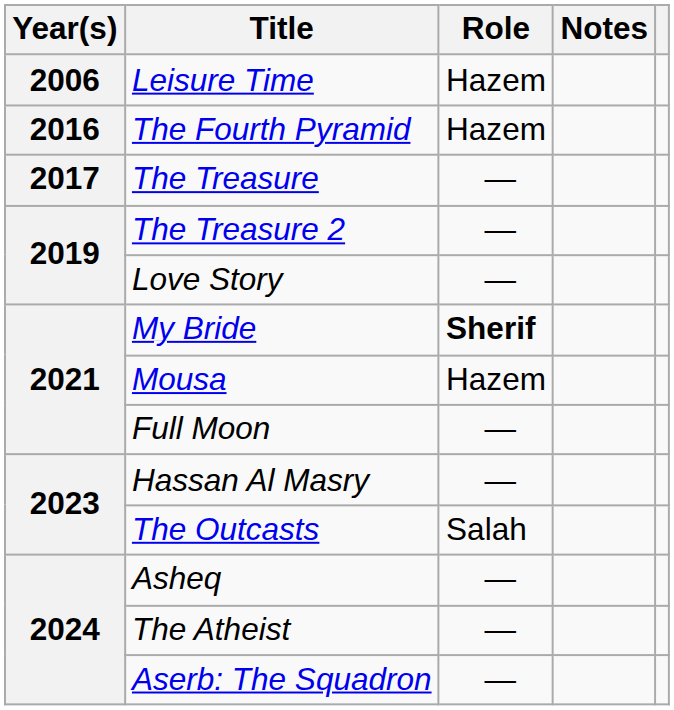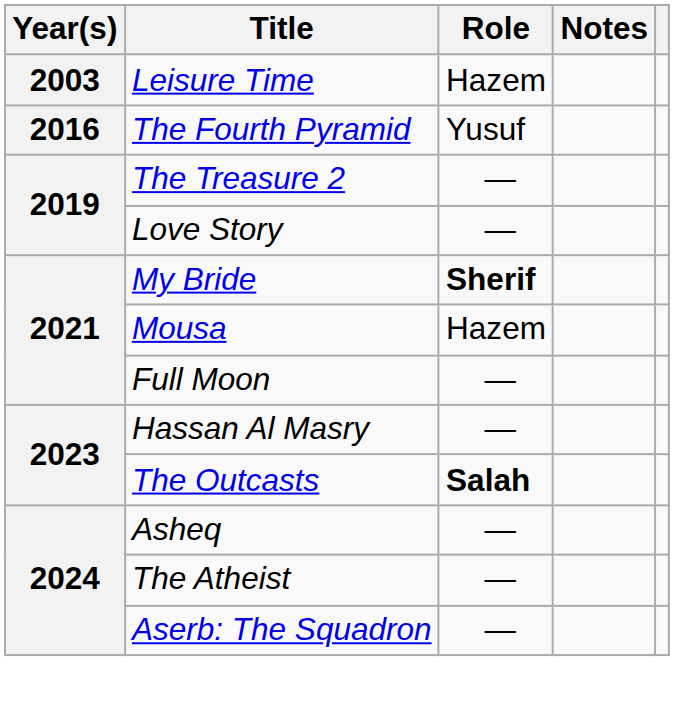(65, 79) 2006 -> (65, 79) 2003
(496, 129) Hazem -> (486, 129) Yusuf
- row: (225, 179)
(486, 529) normal -> (488, 479) bold
